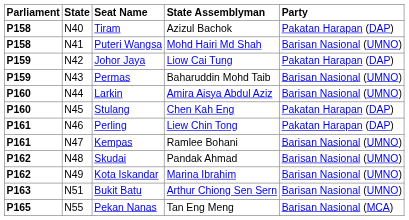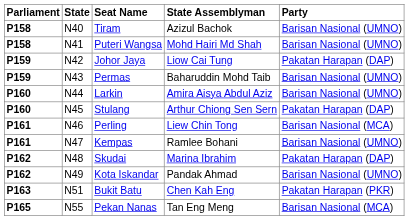(338, 28) Pakatan Harapan (DAP) -> (342, 28) Barisan Nasional (UMNO)
(201, 110) Chen Kah Eng -> (222, 110) Arthur Chiong Sen Sern
(338, 126) Pakatan Harapan (DAP) -> (337, 126) Barisan Nasional (MCA)
(202, 158) Pandak Ahmad -> (201, 158) Marina Ibrahim
(342, 158) Barisan Nasional (UMNO) -> (338, 158) Pakatan Harapan (DAP)
(201, 175) Marina Ibrahim -> (202, 175) Pandak Ahmad
(222, 191) Arthur Chiong Sen Sern -> (201, 191) Chen Kah Eng
(342, 191) Barisan Nasional (UMNO) -> (338, 191) Pakatan Harapan (PKR)
